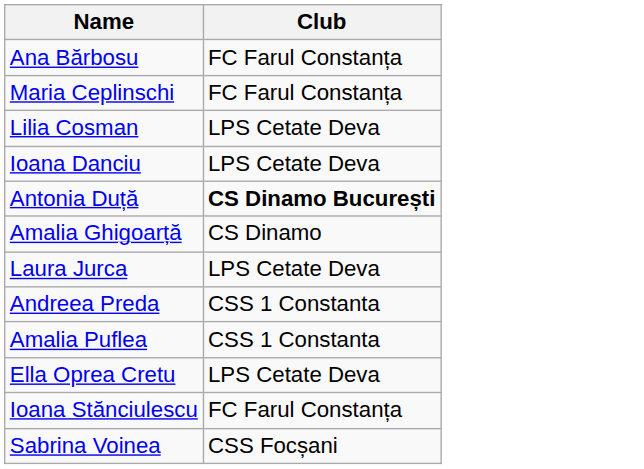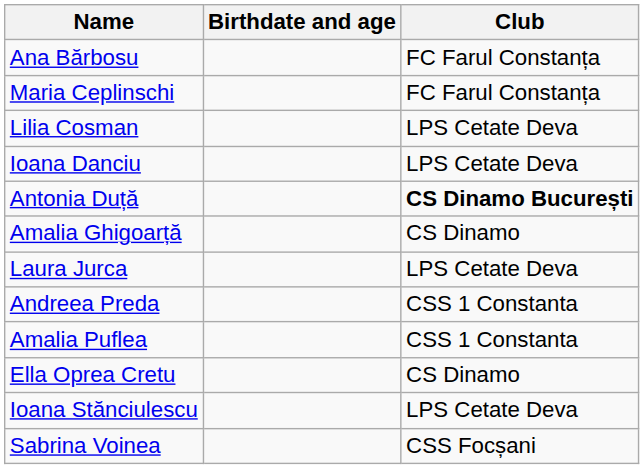+ column: (302, 22)
(294, 374) LPS Cetate Deva -> (463, 374) CS Dinamo
(305, 410) FC Farul Constanța -> (492, 410) LPS Cetate Deva
